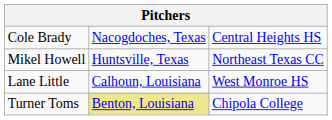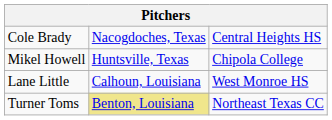(268, 59) Northeast Texas CC -> (258, 59) Chipola College
(258, 103) Chipola College -> (268, 103) Northeast Texas CC
